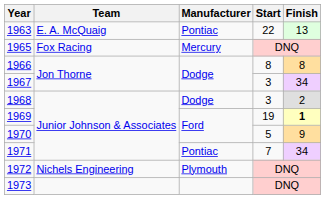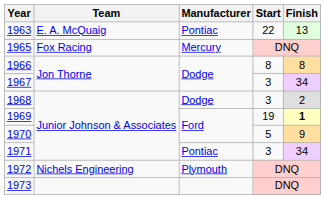(268, 152) 7 -> (268, 152) 3
